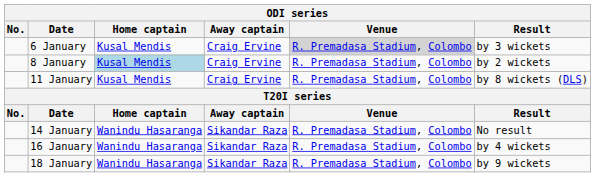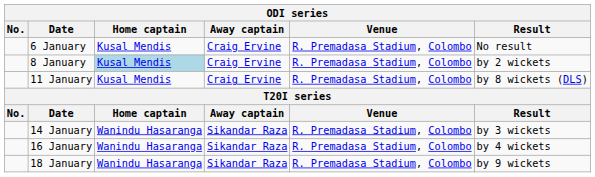(382, 46) lightgrey background -> (382, 46) no background
(514, 46) by 3 wickets -> (504, 46) No result
(504, 130) No result -> (514, 130) by 3 wickets
